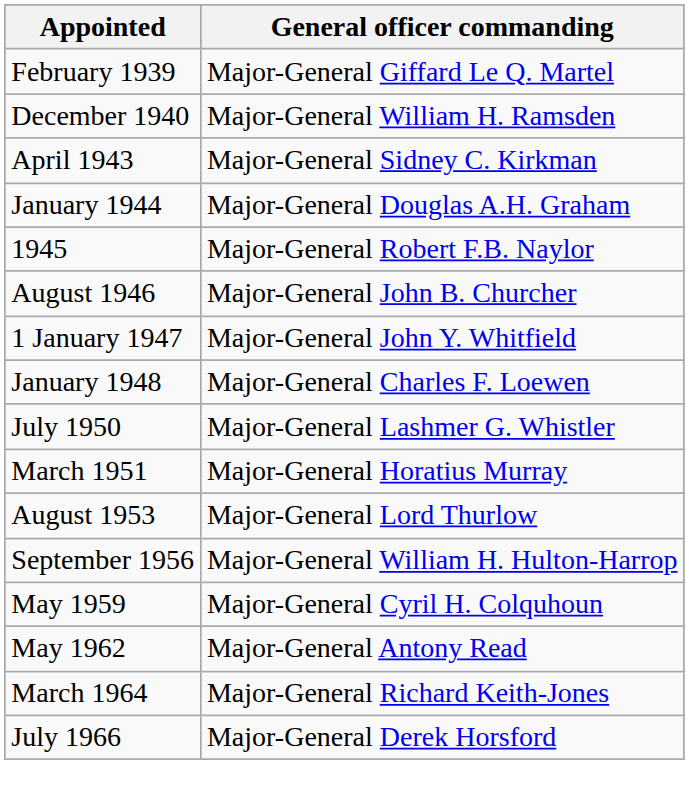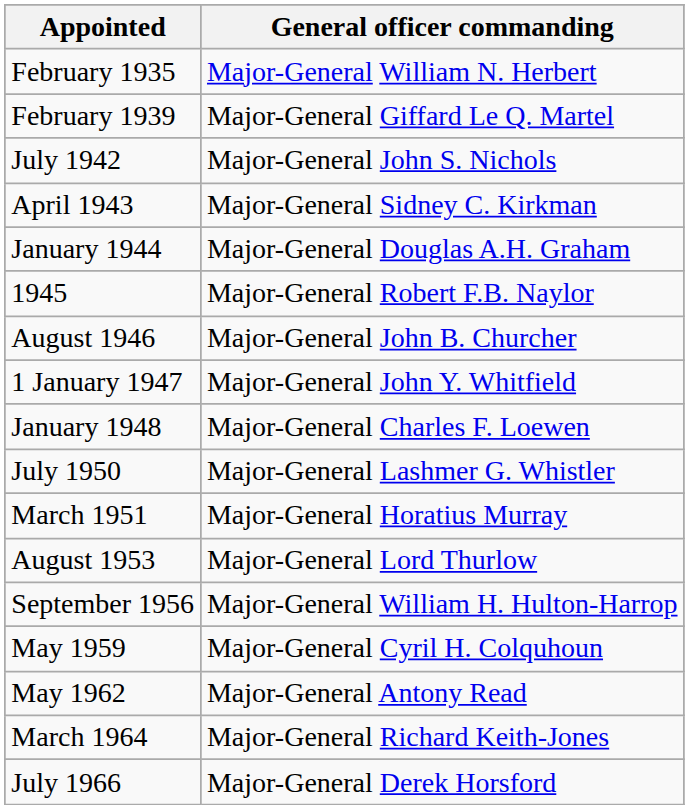+ row: (93, 71)
- row: (100, 115)
+ row: (66, 159)
